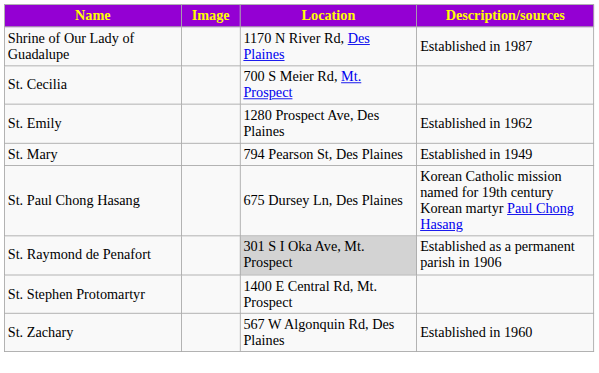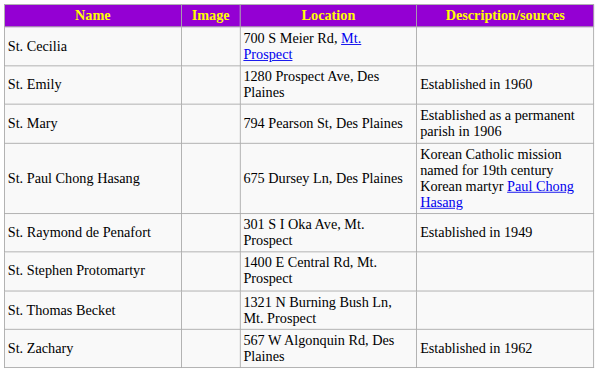- row: (71, 46)
(476, 123) Established in 1962 -> (476, 84) Established in 1960
(476, 154) Established in 1949 -> (497, 123) Established as a permanent parish in 1906
(304, 255) lightgrey background -> (304, 232) no background
(497, 255) Established as a permanent parish in 1906 -> (476, 232) Established in 1949
+ row: (62, 310)
(476, 332) Established in 1960 -> (476, 348) Established in 1962
